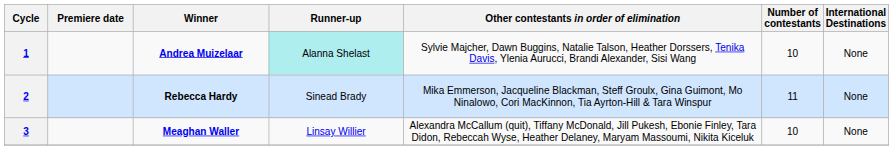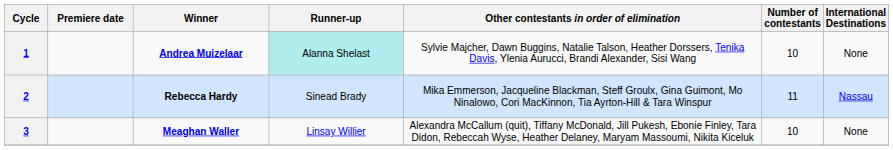(856, 97) None -> (856, 97) Nassau
